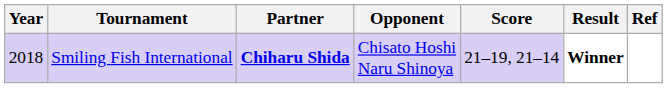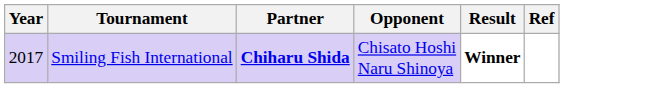- column: (512, 19)
(26, 57) 2018 -> (26, 57) 2017
